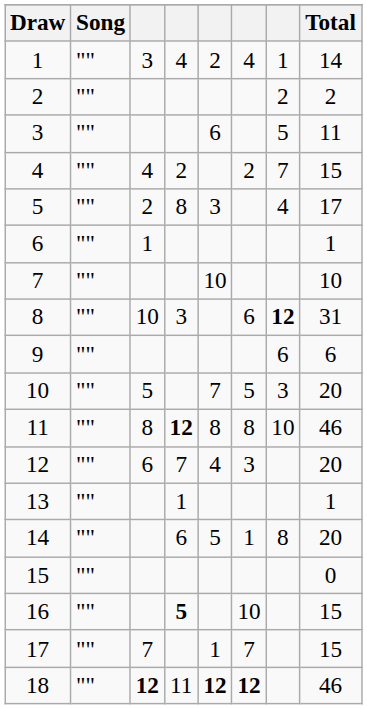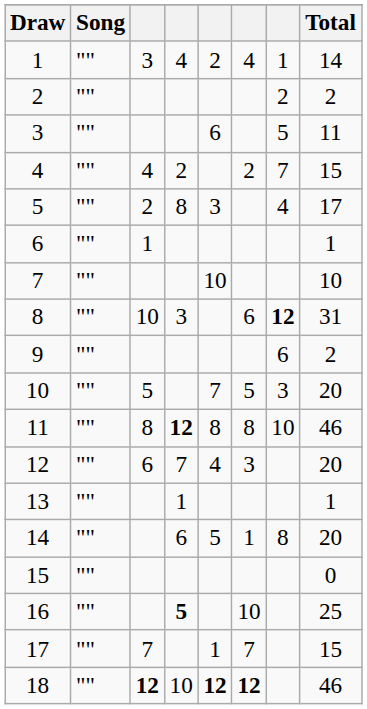(331, 354) 6 -> (331, 354) 2
(331, 611) 15 -> (331, 611) 25
(181, 685) 11 -> (181, 685) 10
